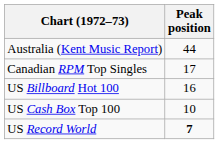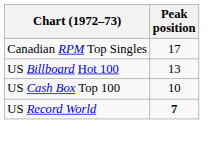- row: (85, 48)
(189, 88) 16 -> (174, 68) 13
